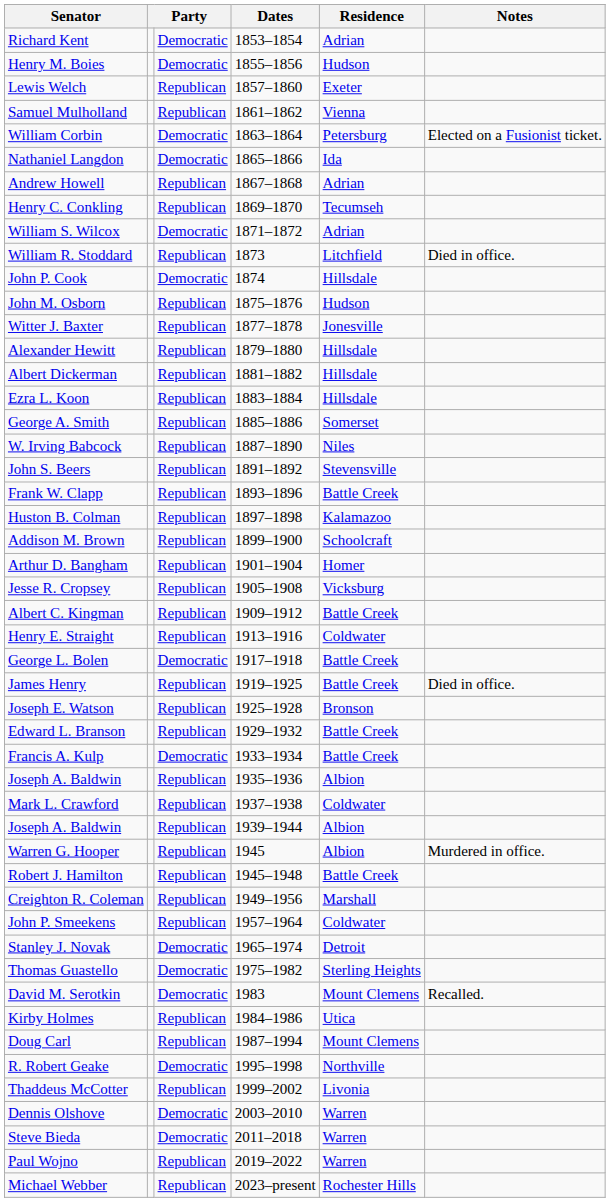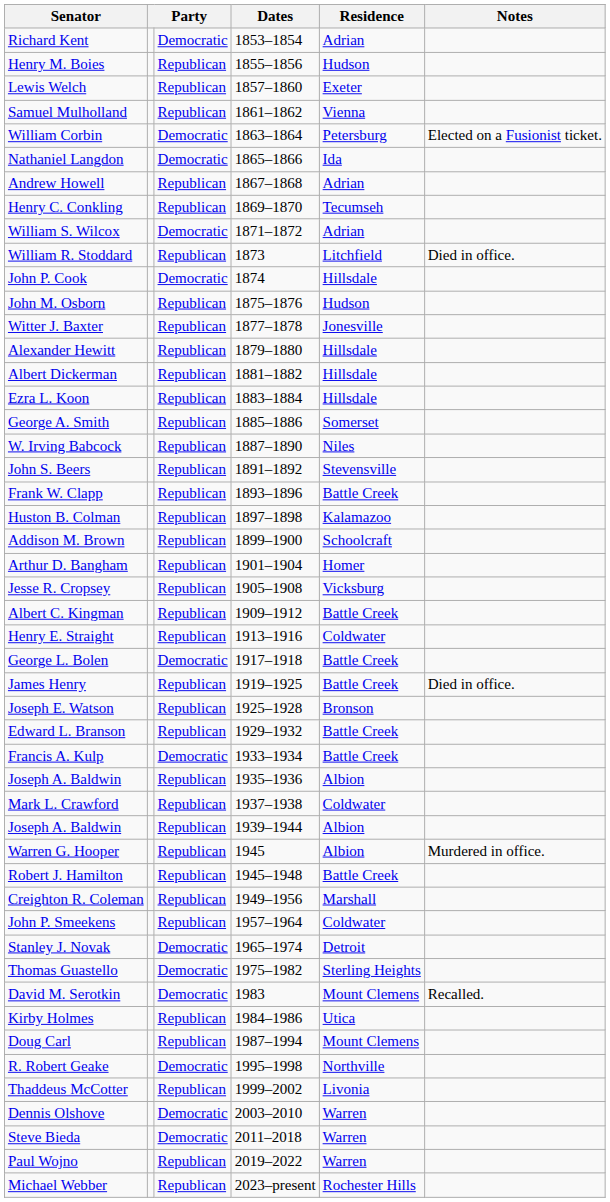(193, 64) Democratic -> (192, 64) Republican
